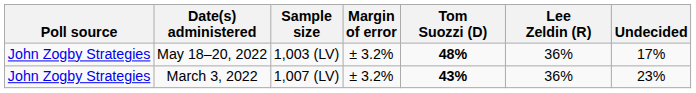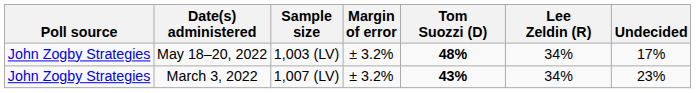(559, 55) 36% -> (559, 55) 34%
(559, 77) 36% -> (559, 77) 34%
